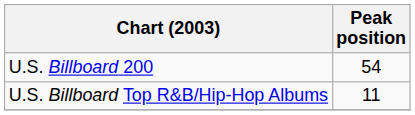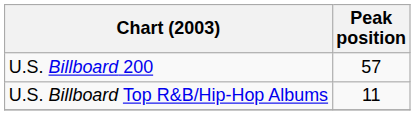(371, 67) 54 -> (371, 67) 57
